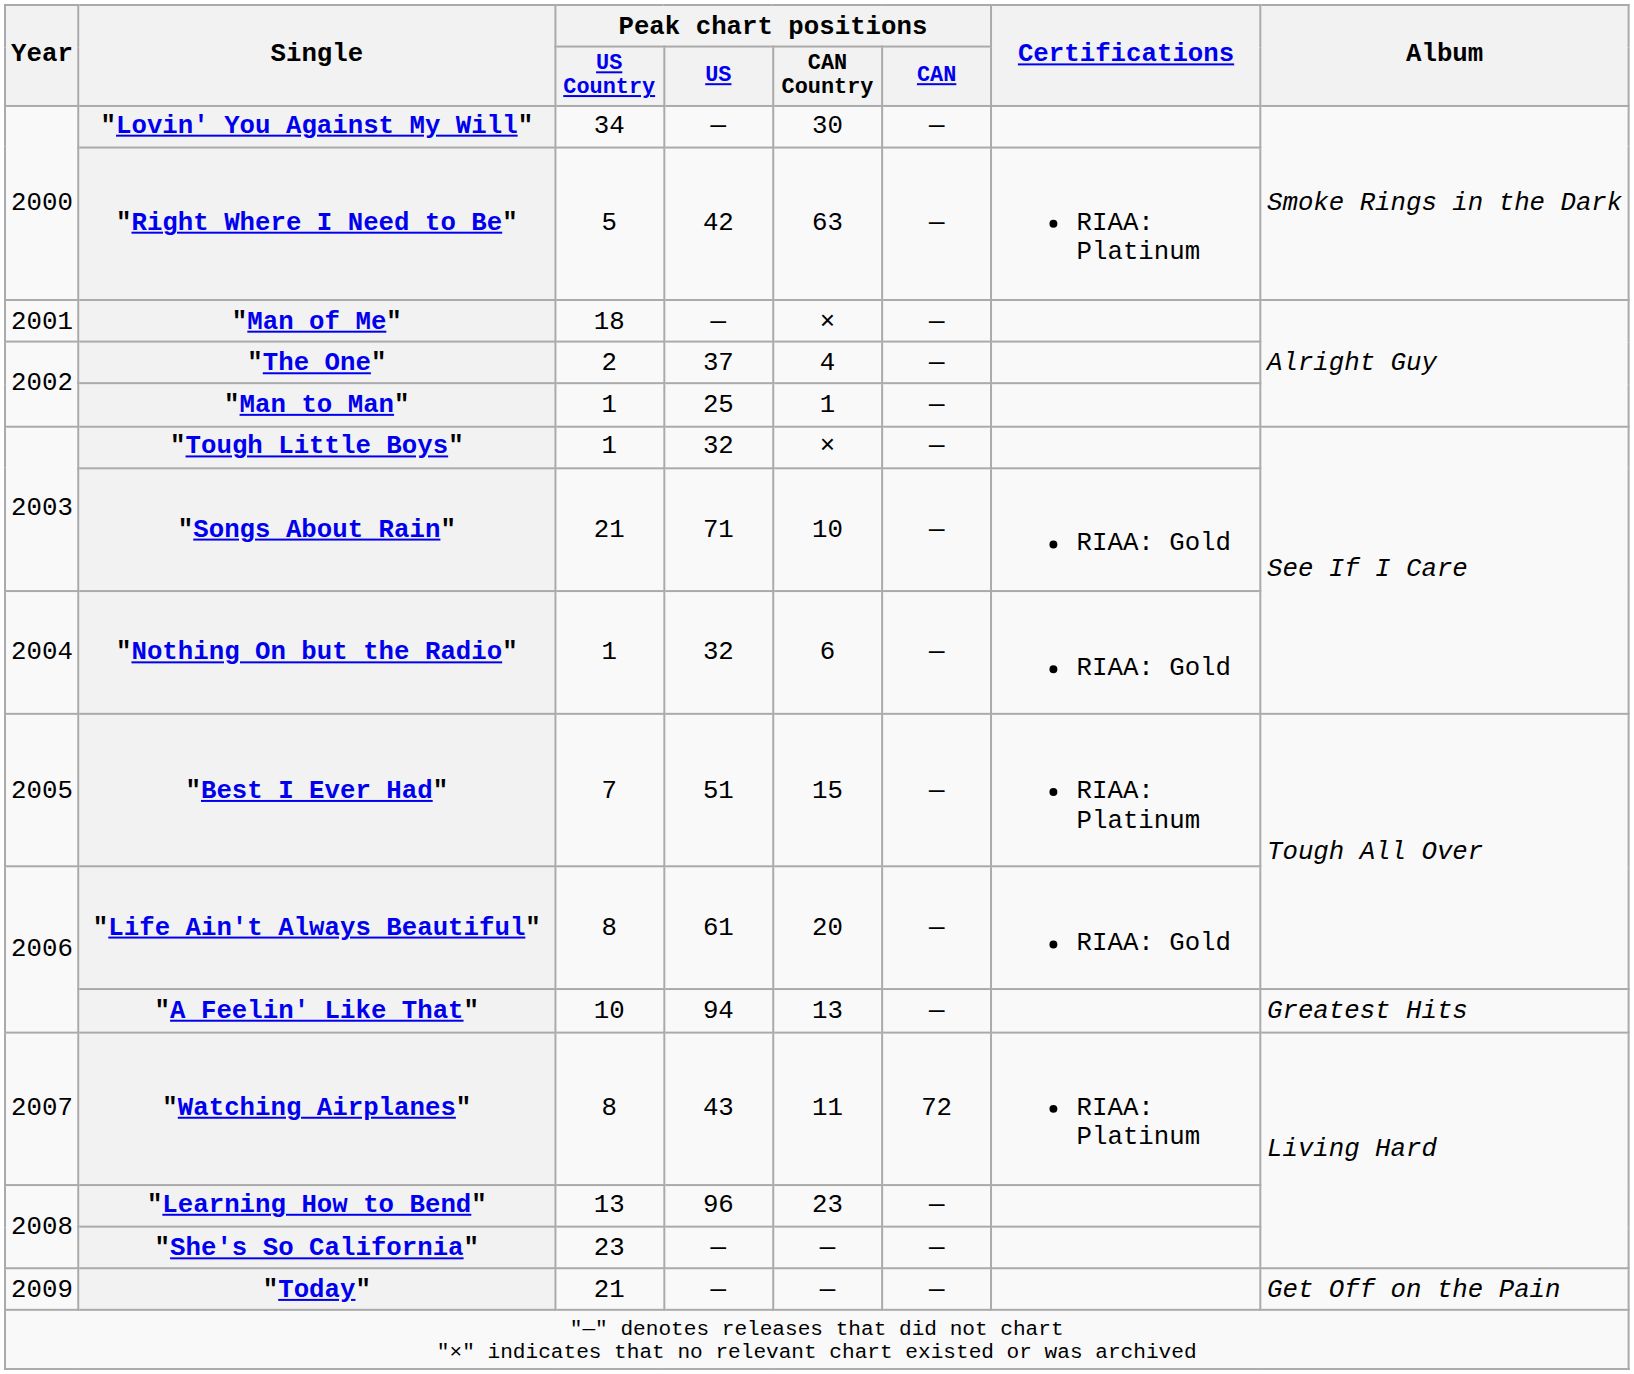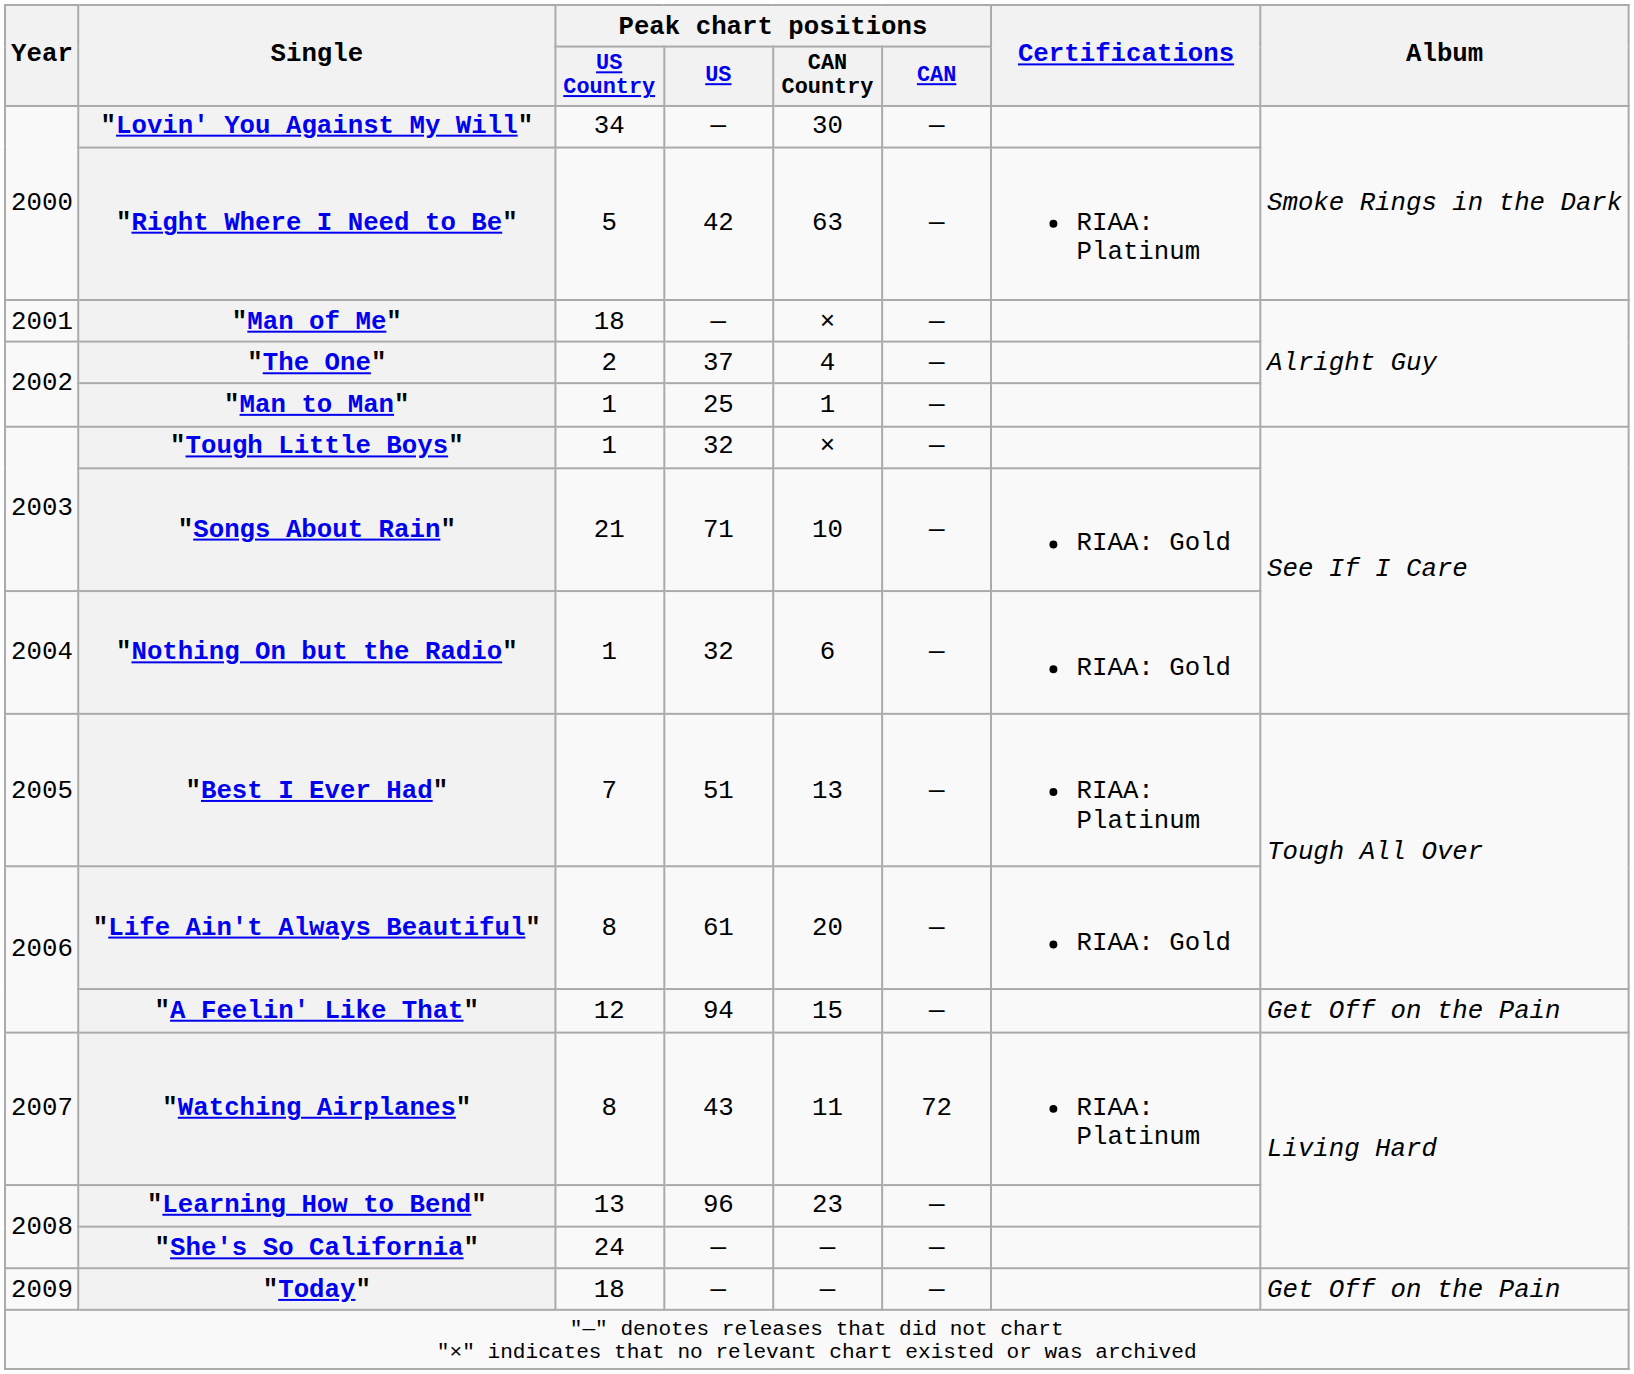(827, 790) 15 -> (827, 790) 13
(609, 1011) 10 -> (609, 1011) 12
(827, 1011) 13 -> (827, 1011) 15
(1367, 1011) Greatest Hits -> (1414, 1011) Get Off on the Pain
(609, 1248) 23 -> (609, 1248) 24
(609, 1290) 21 -> (609, 1290) 18
